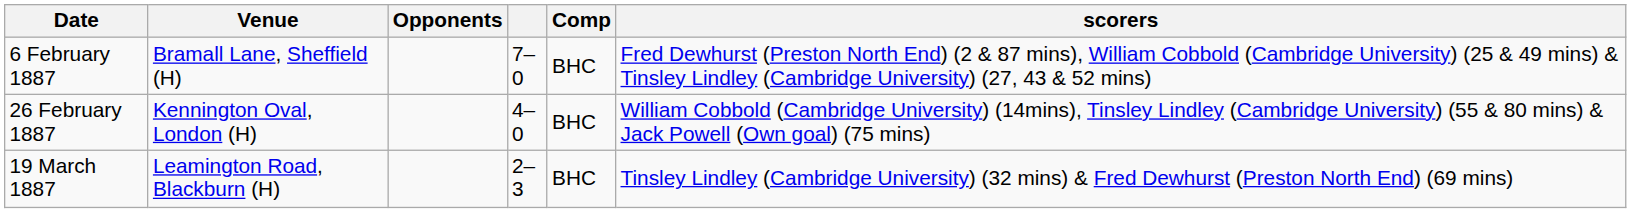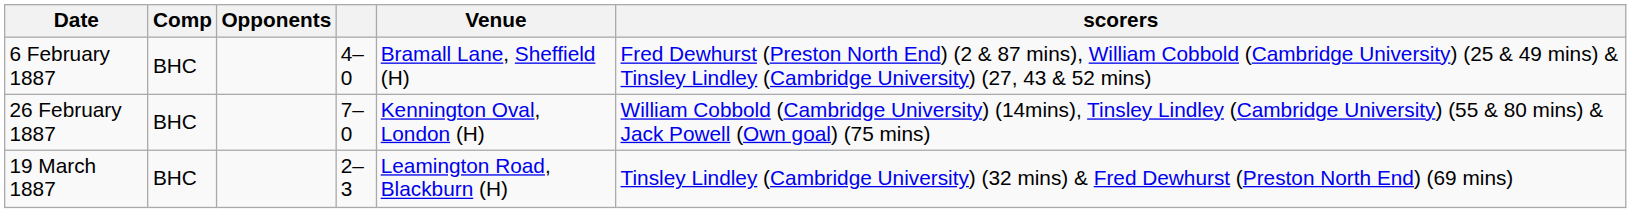columns swapped: (268, 20) <-> (581, 20)
(524, 65) 7–0 -> (352, 65) 4–0
(524, 122) 4–0 -> (352, 122) 7–0
